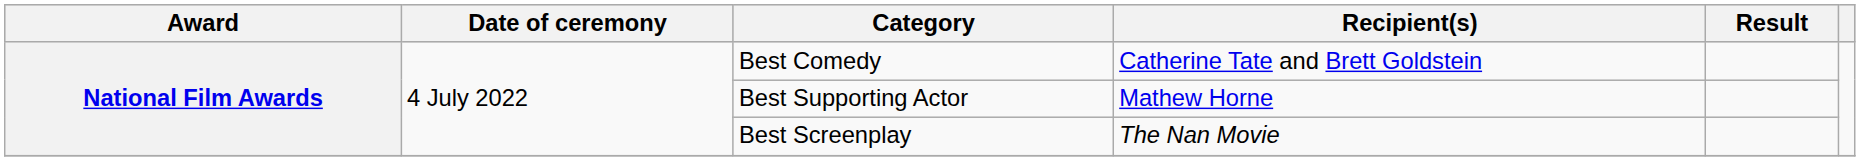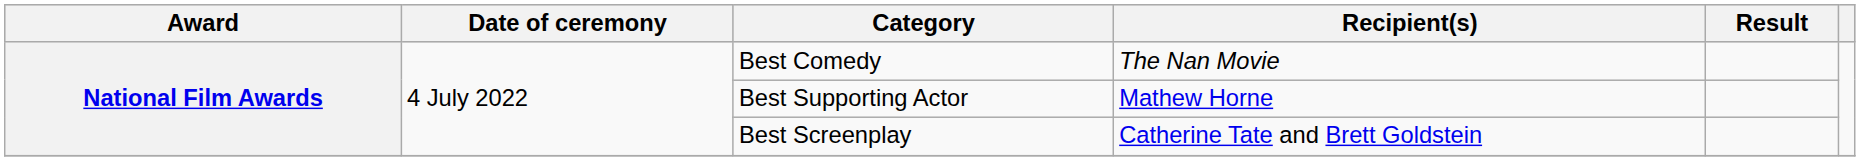(1301, 60) Catherine Tate and Brett Goldstein -> (1199, 60) The Nan Movie
(1199, 135) The Nan Movie -> (1301, 135) Catherine Tate and Brett Goldstein
